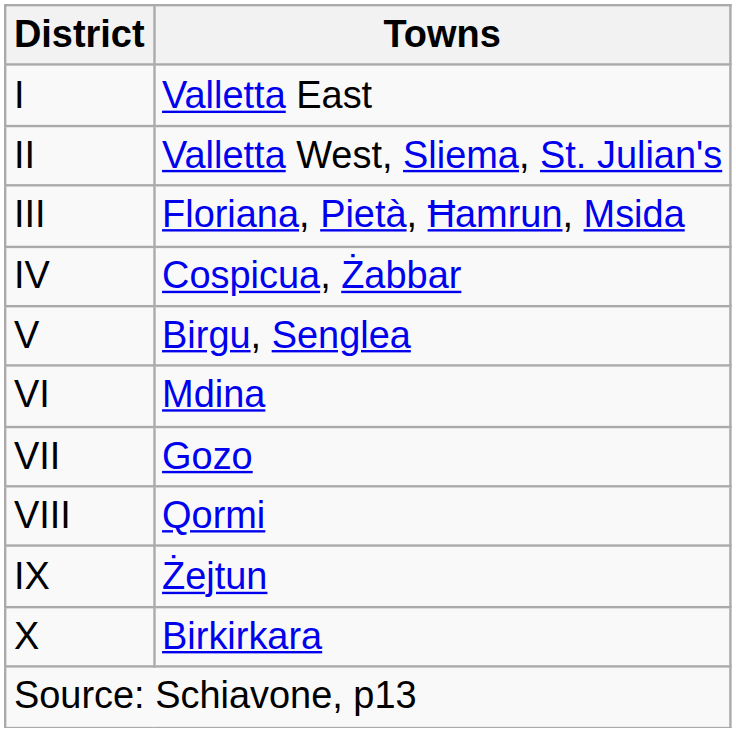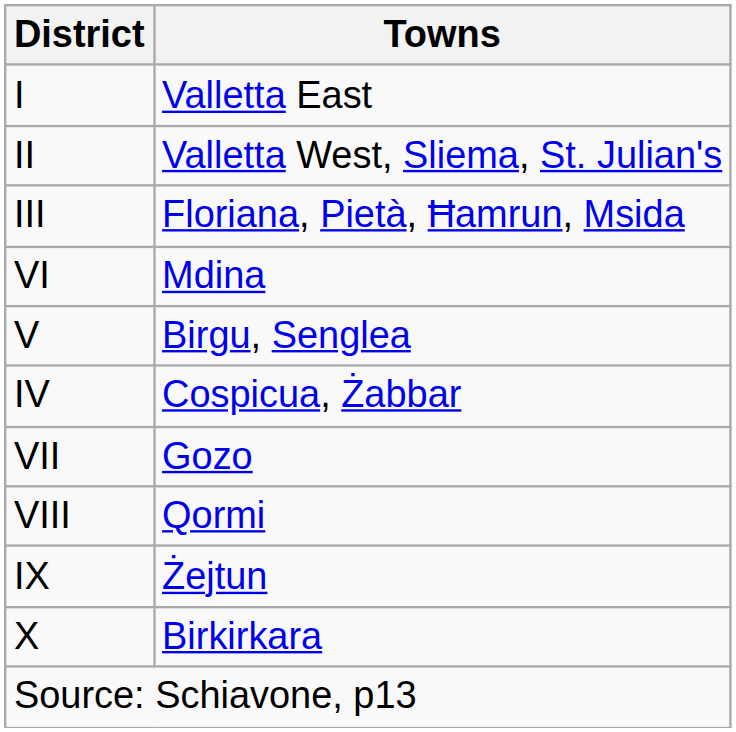rows swapped: (32, 275) <-> (32, 395)
